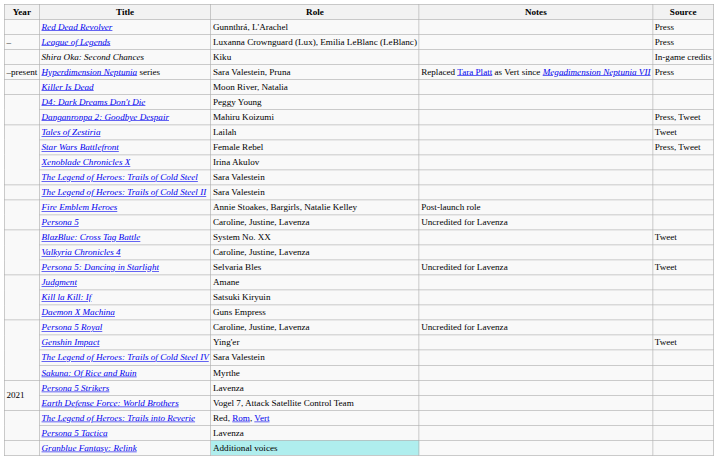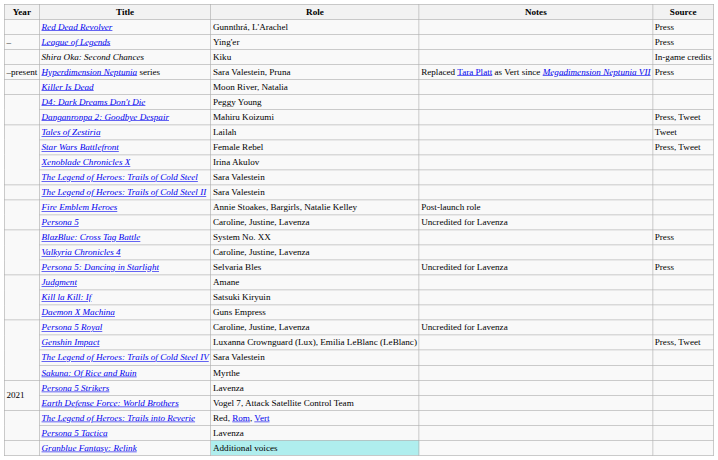(315, 42) Luxanna Crownguard (Lux), Emilia LeBlanc (LeBlanc) -> (226, 42) Ying'er
(666, 237) Tweet -> (664, 237) Press
(666, 267) Tweet -> (664, 267) Press
(226, 343) Ying'er -> (315, 343) Luxanna Crownguard (Lux), Emilia LeBlanc (LeBlanc)
(666, 343) Tweet -> (678, 343) Press, Tweet
